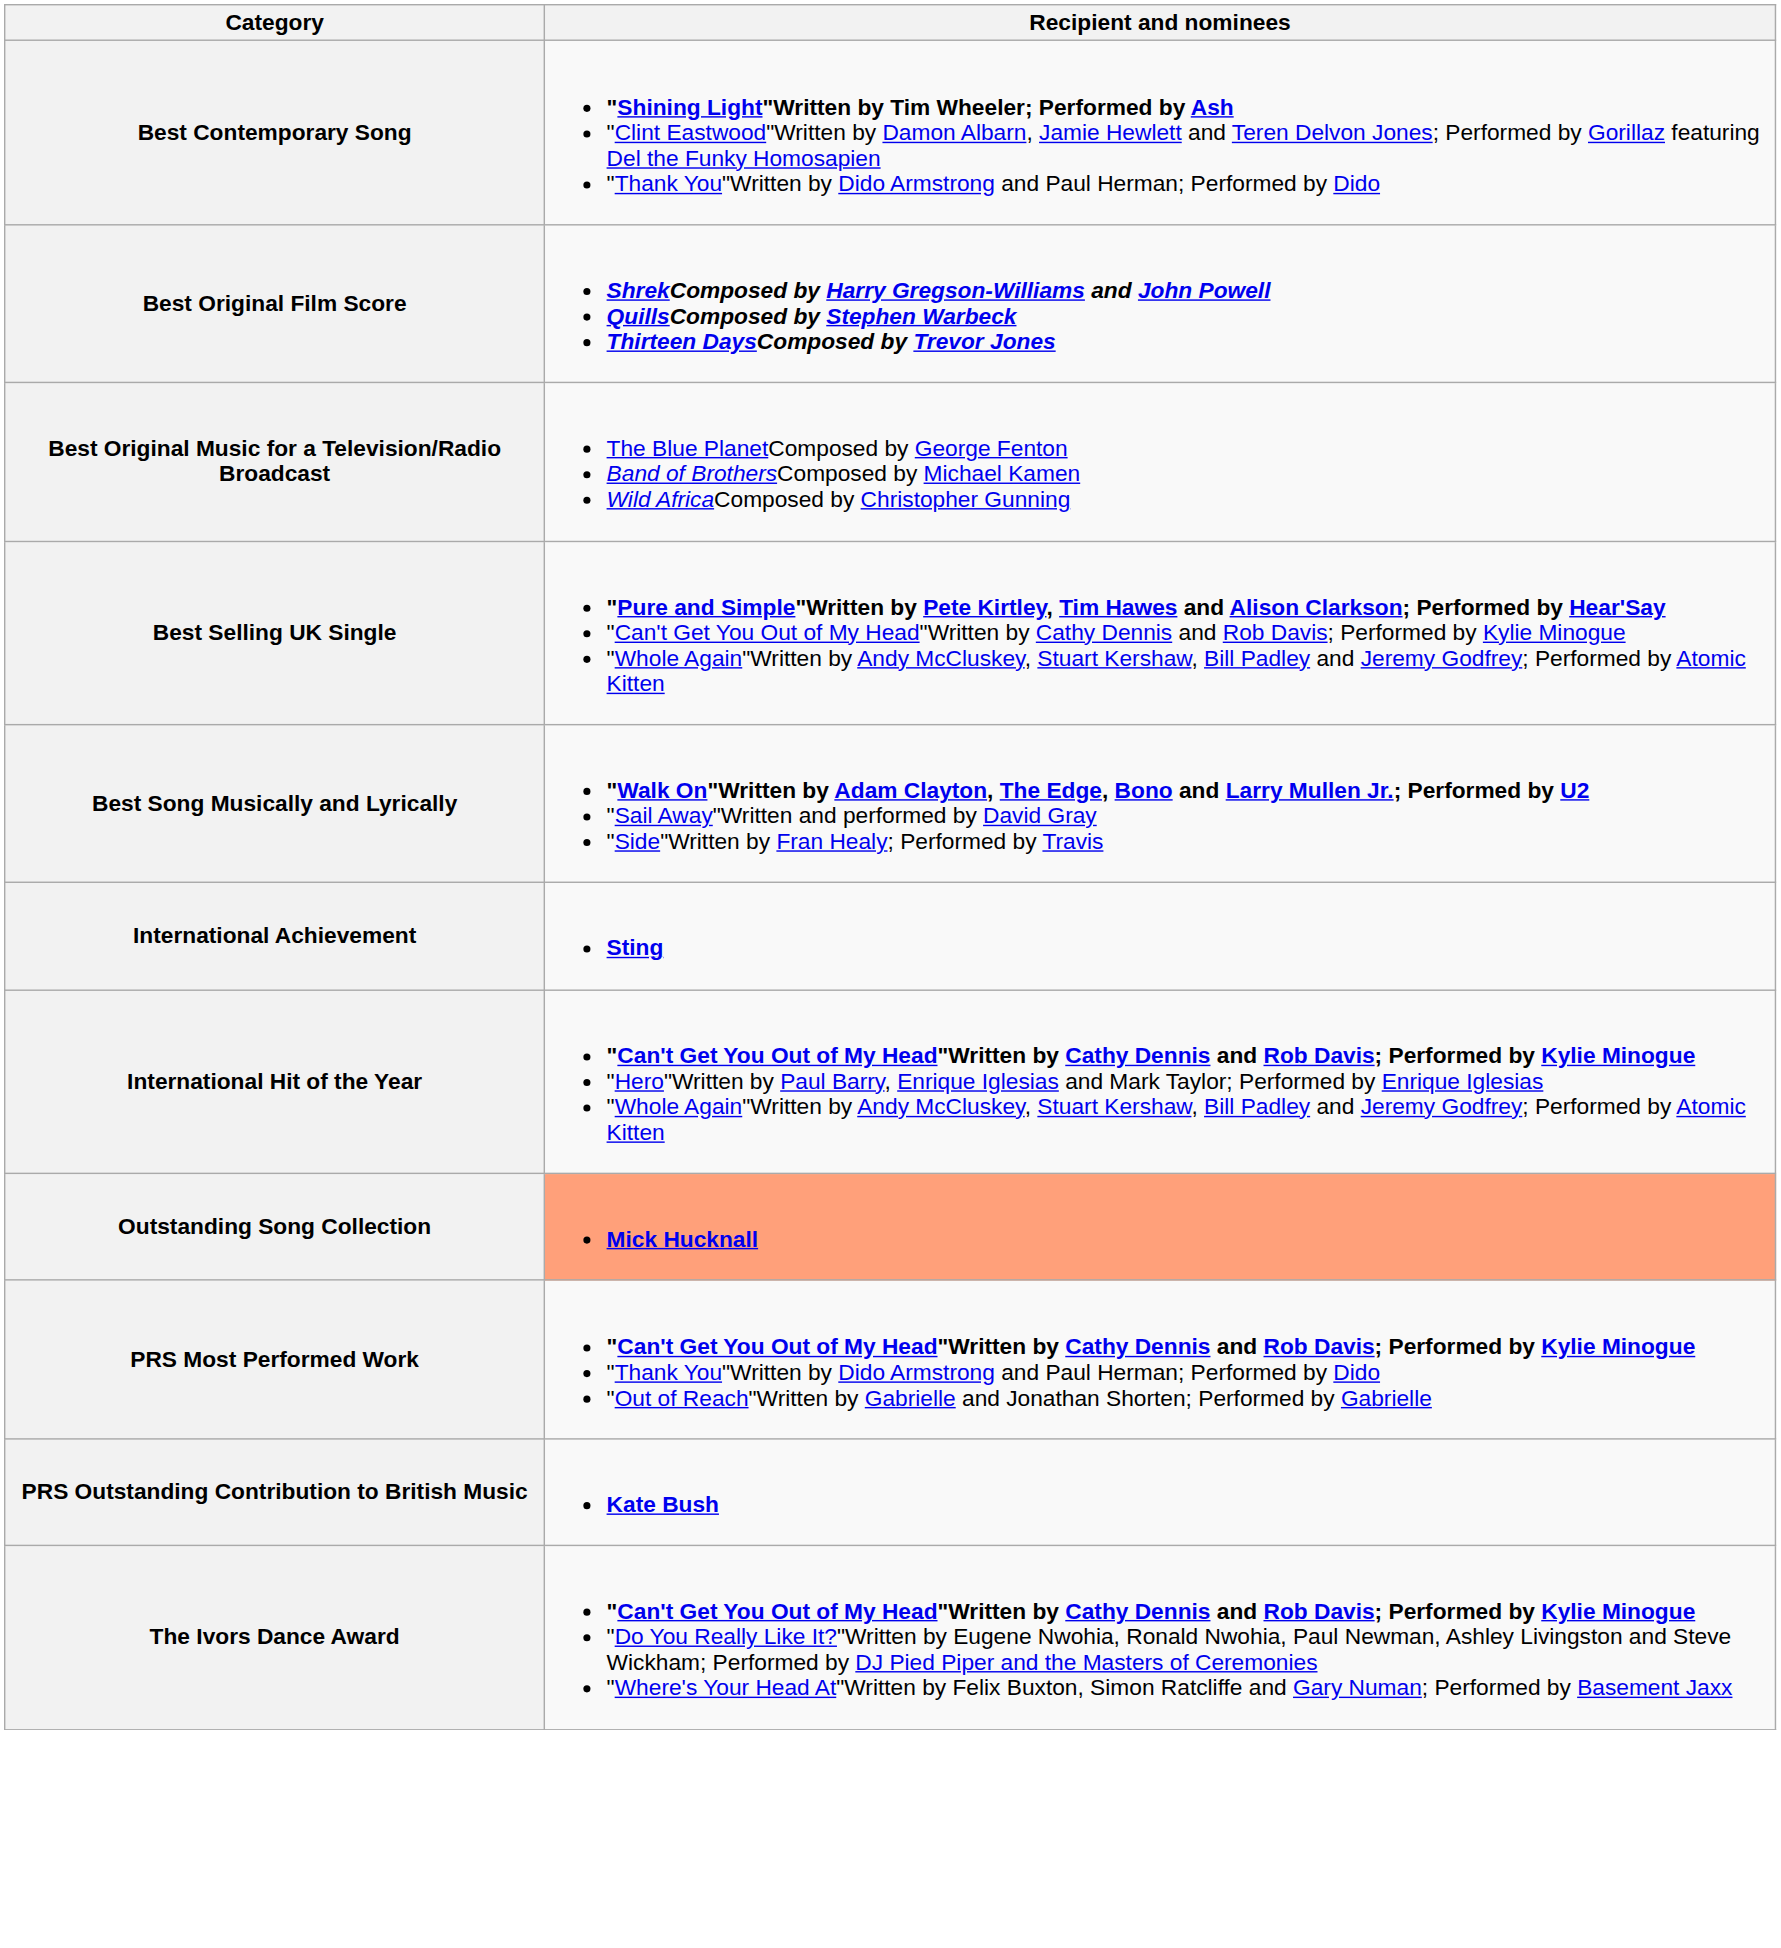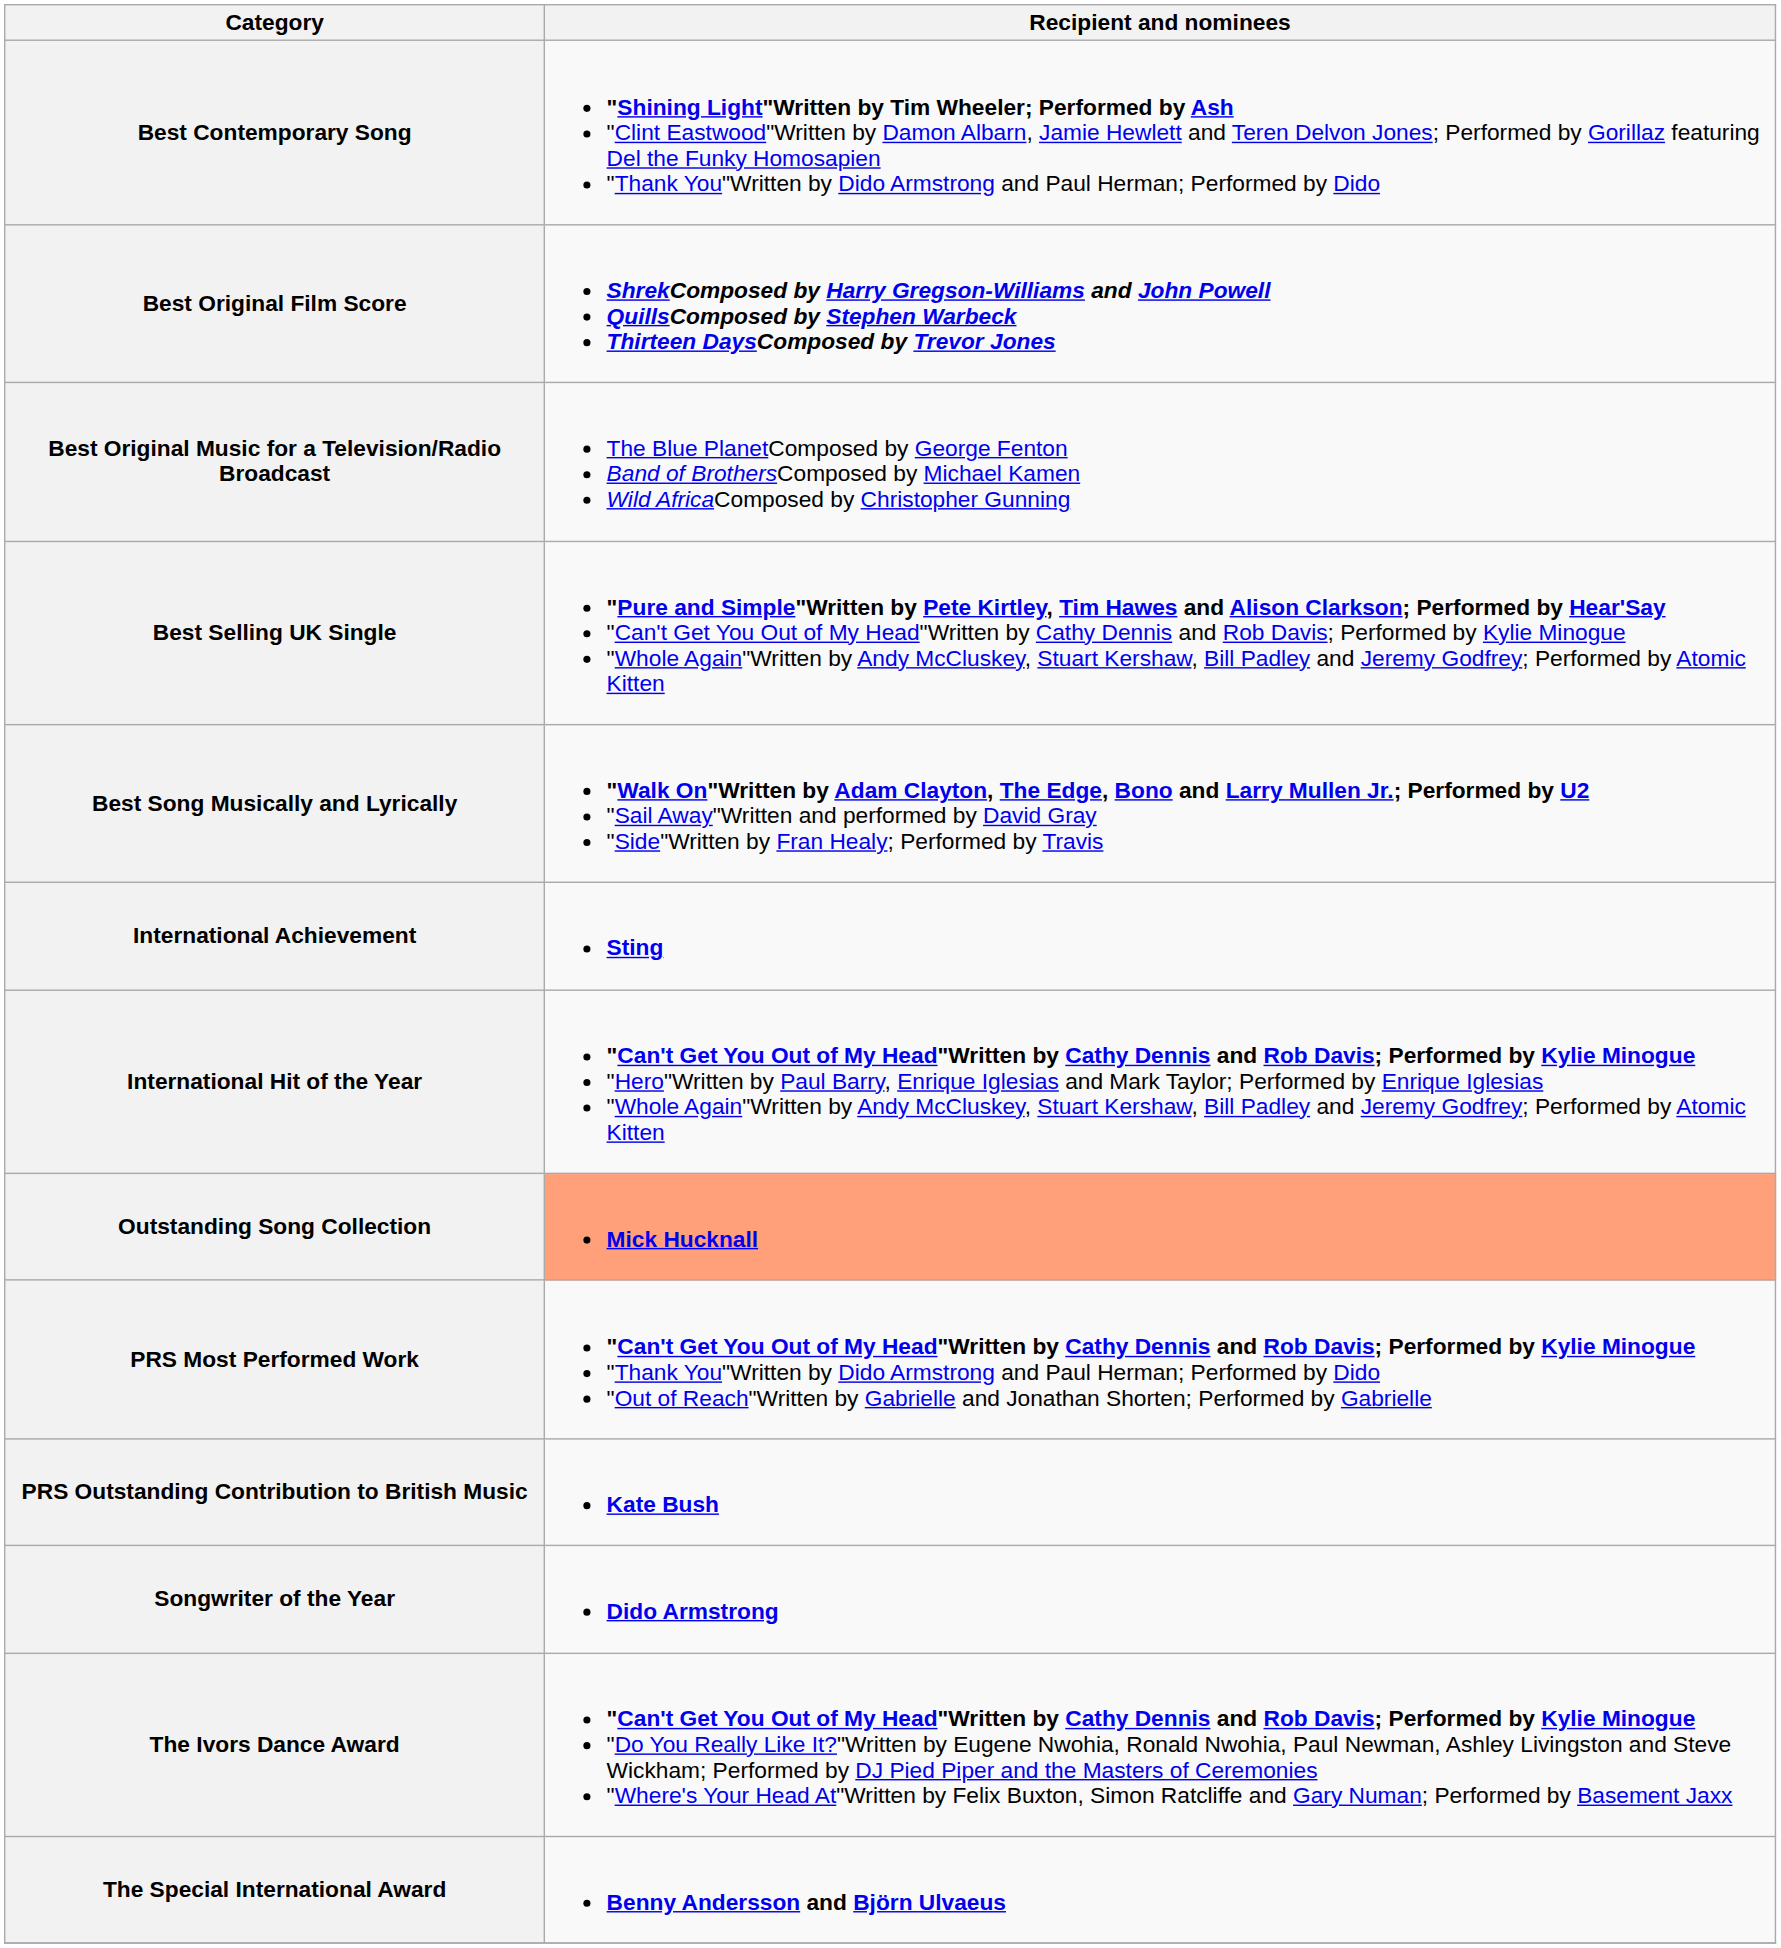+ row: (275, 1598)
+ row: (275, 1889)
